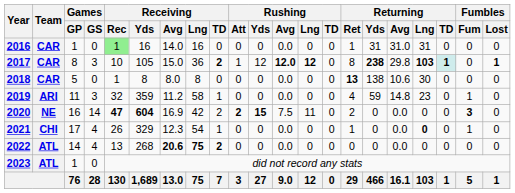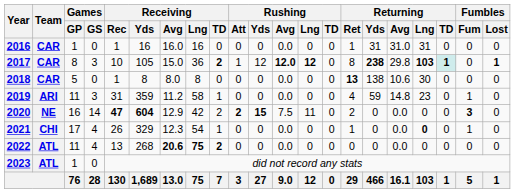(117, 46) lightgreen background -> (117, 46) no background
(173, 46) 14.0 -> (173, 46) 16.0
(117, 96) 32 -> (117, 96) 31
(173, 113) 16.9 -> (173, 113) 12.9
(74, 146) 14 -> (74, 146) 11
